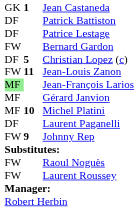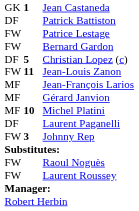(12, 33) DF -> (13, 33) FW
(13, 85) lightgreen background -> (13, 85) no background
(26, 136) 9 -> (26, 136) 3
